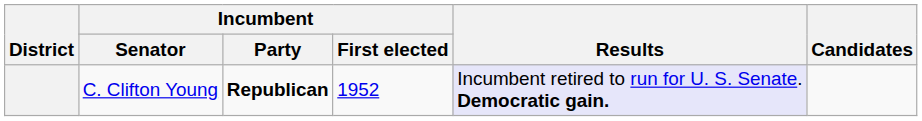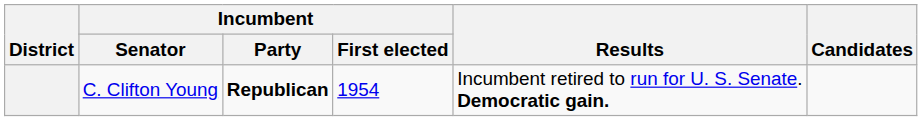(358, 89) 1952 -> (358, 89) 1954
(630, 89) lavender background -> (630, 89) no background
